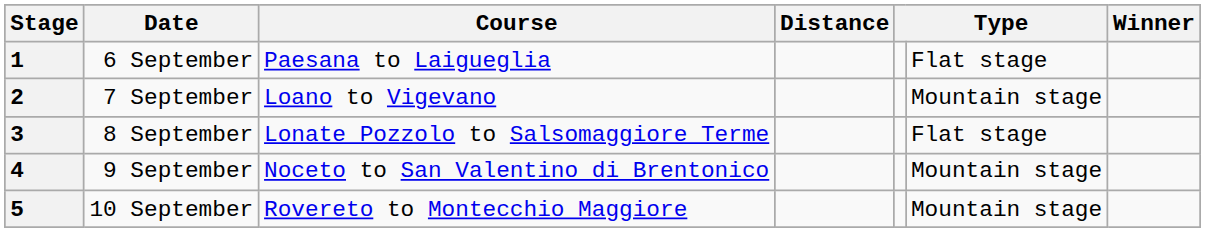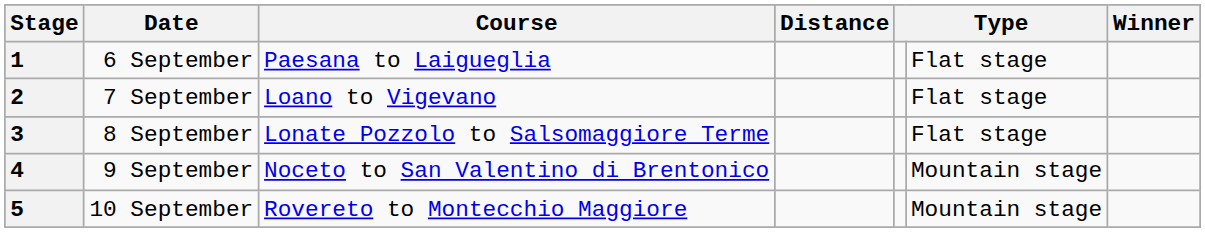(1007, 98) Mountain stage -> (979, 98) Flat stage
